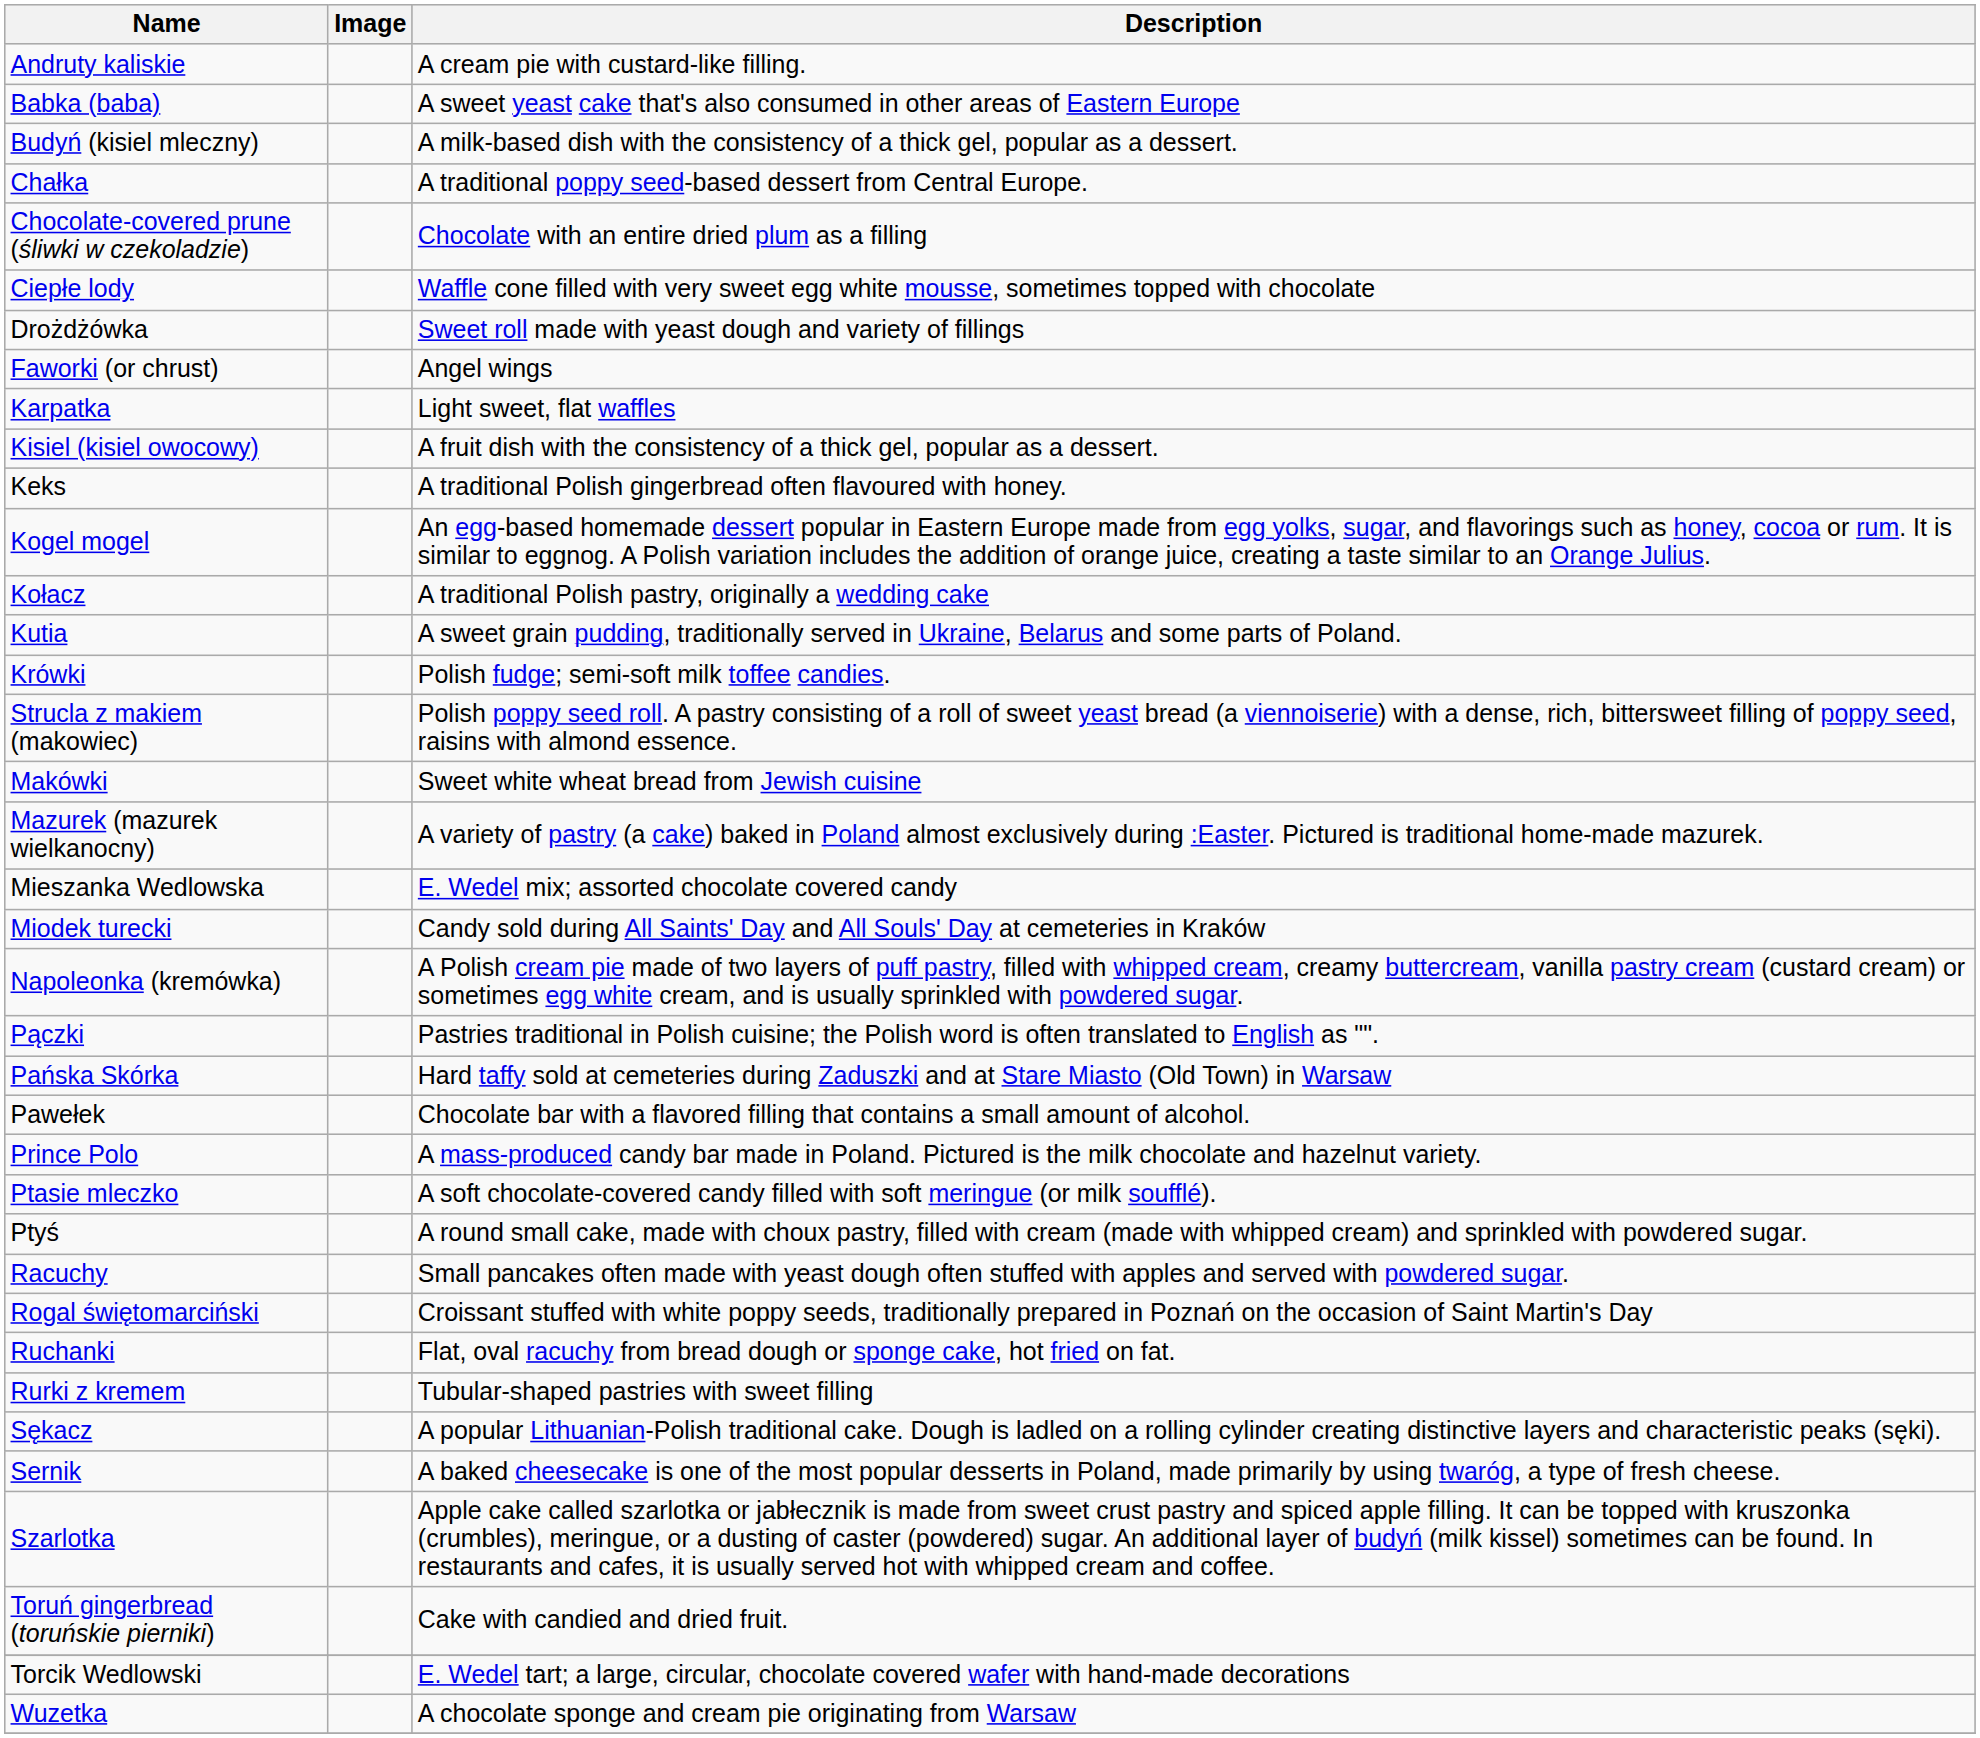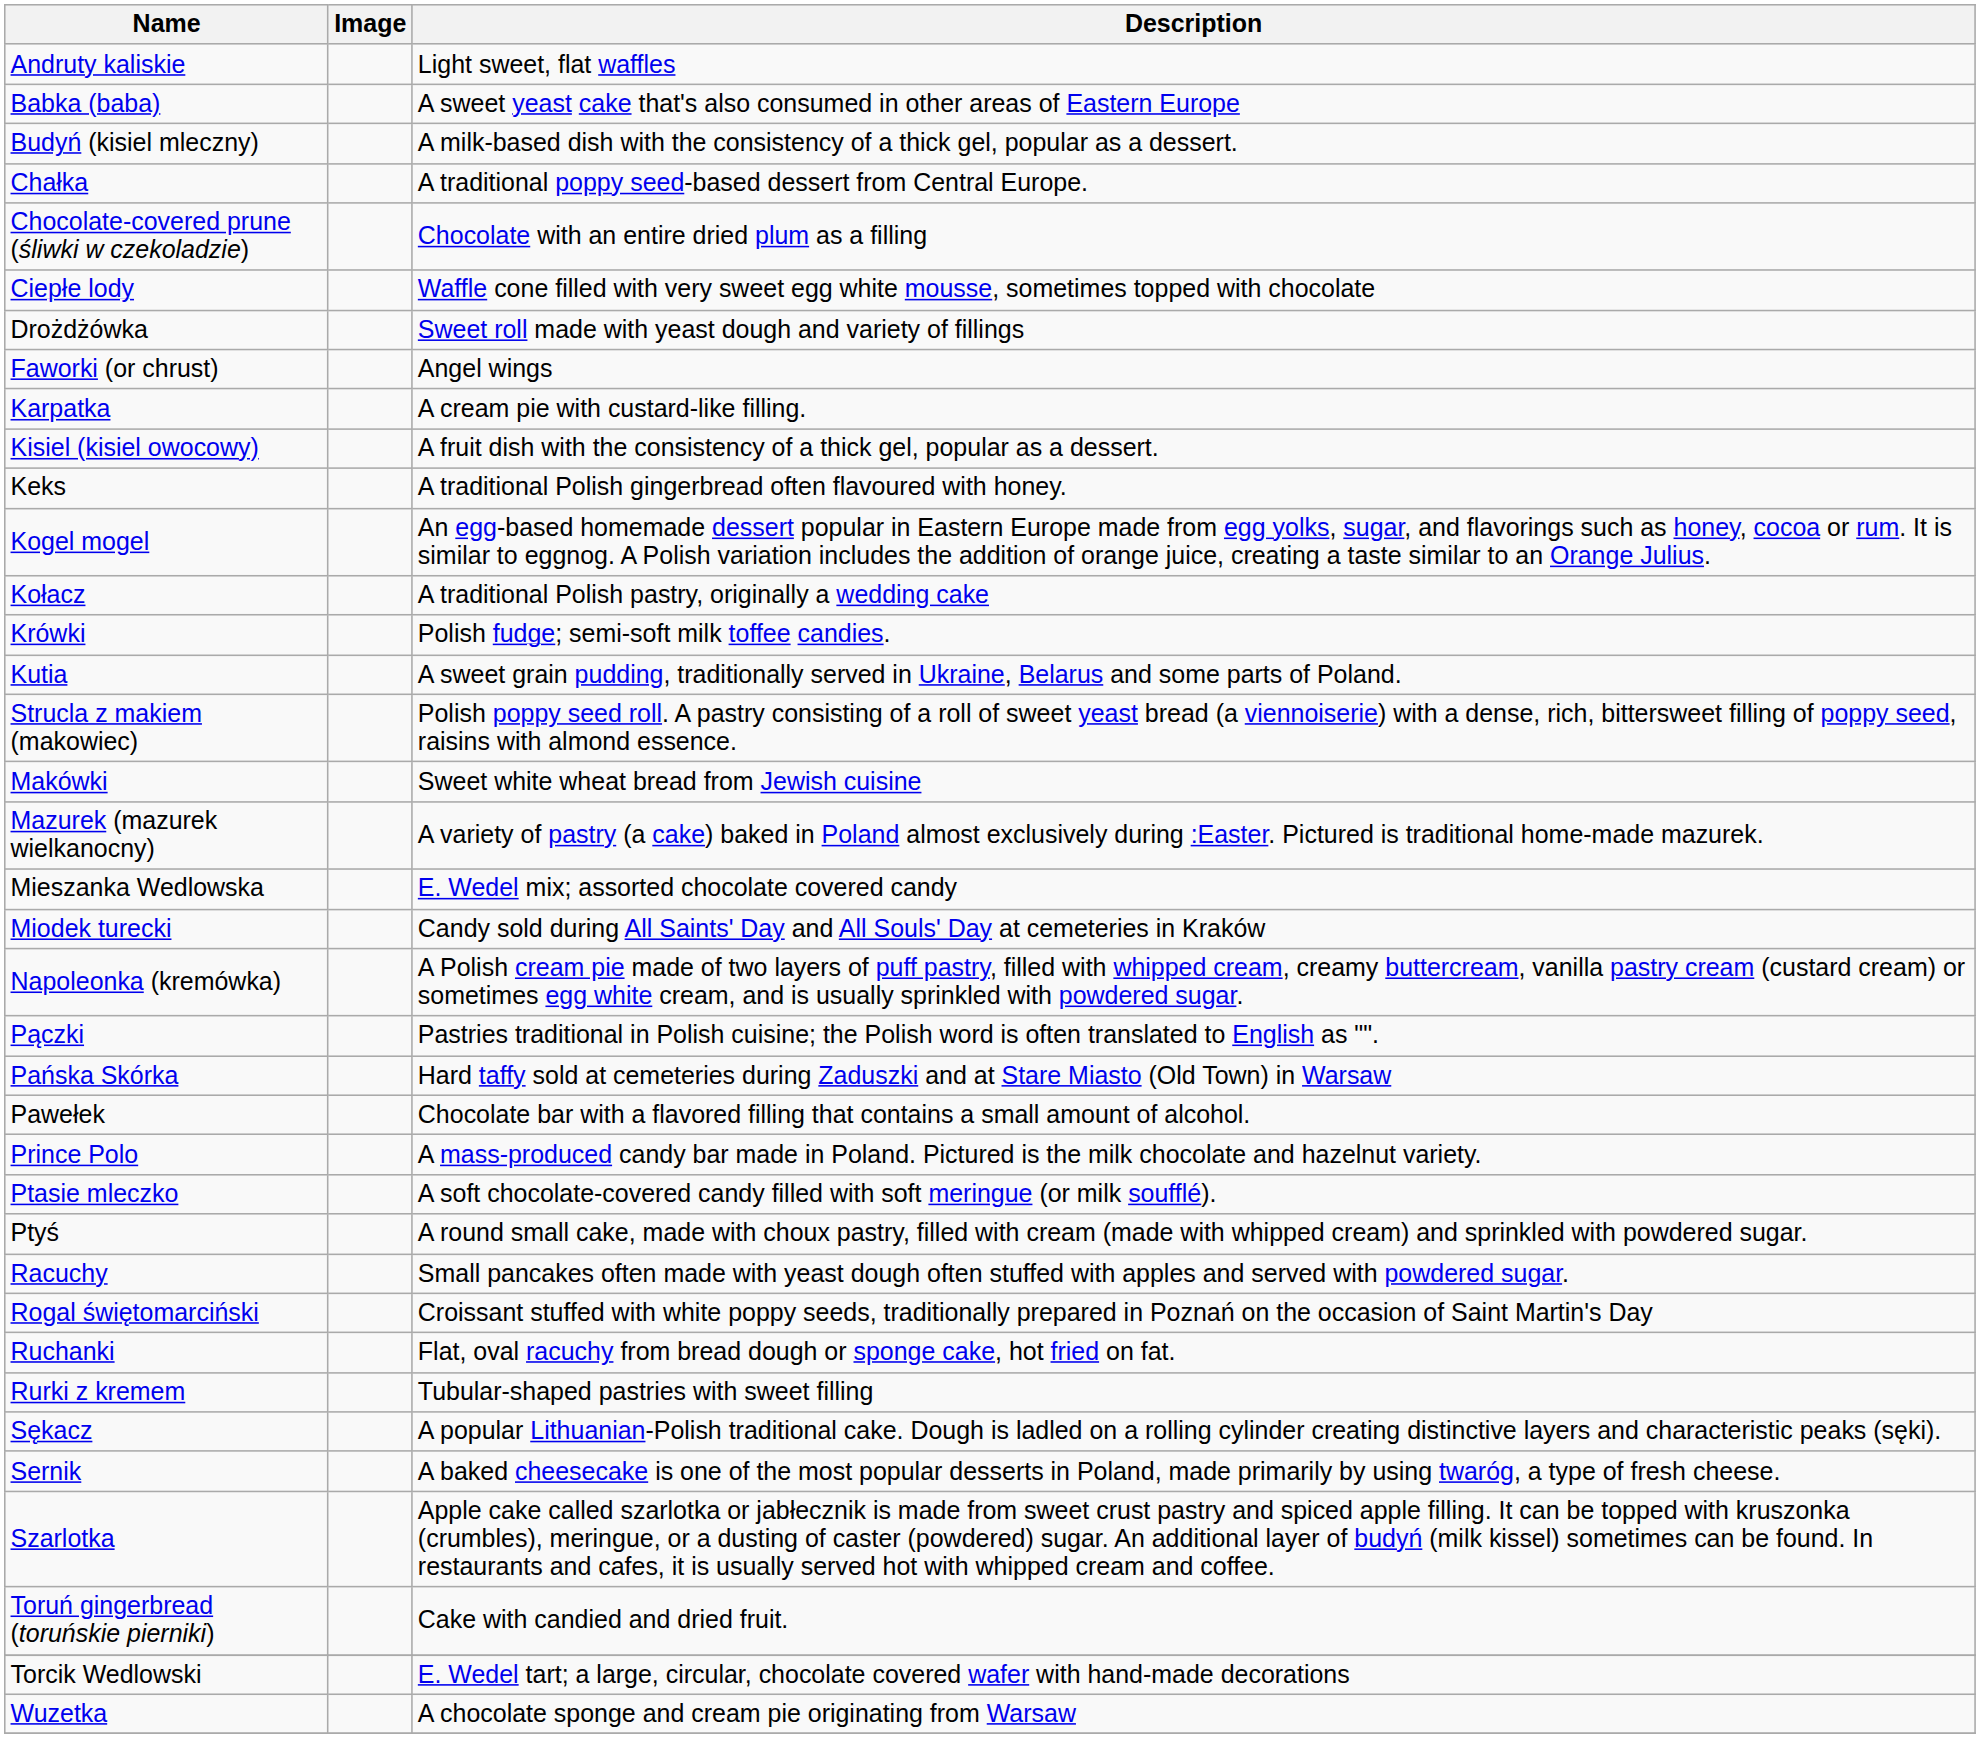(612, 63) A cream pie with custard-like filling. -> (547, 63) Light sweet, flat waffles
(547, 408) Light sweet, flat waffles -> (612, 408) A cream pie with custard-like filling.
rows swapped: (48, 674) <-> (39, 634)
